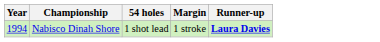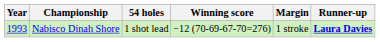+ column: (222, 12)
(17, 28) 1994 -> (17, 28) 1993
